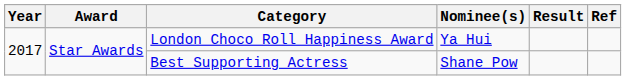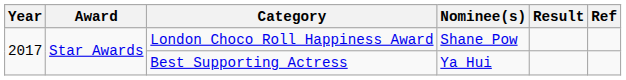(466, 40) Ya Hui -> (479, 40) Shane Pow
(479, 63) Shane Pow -> (466, 63) Ya Hui
